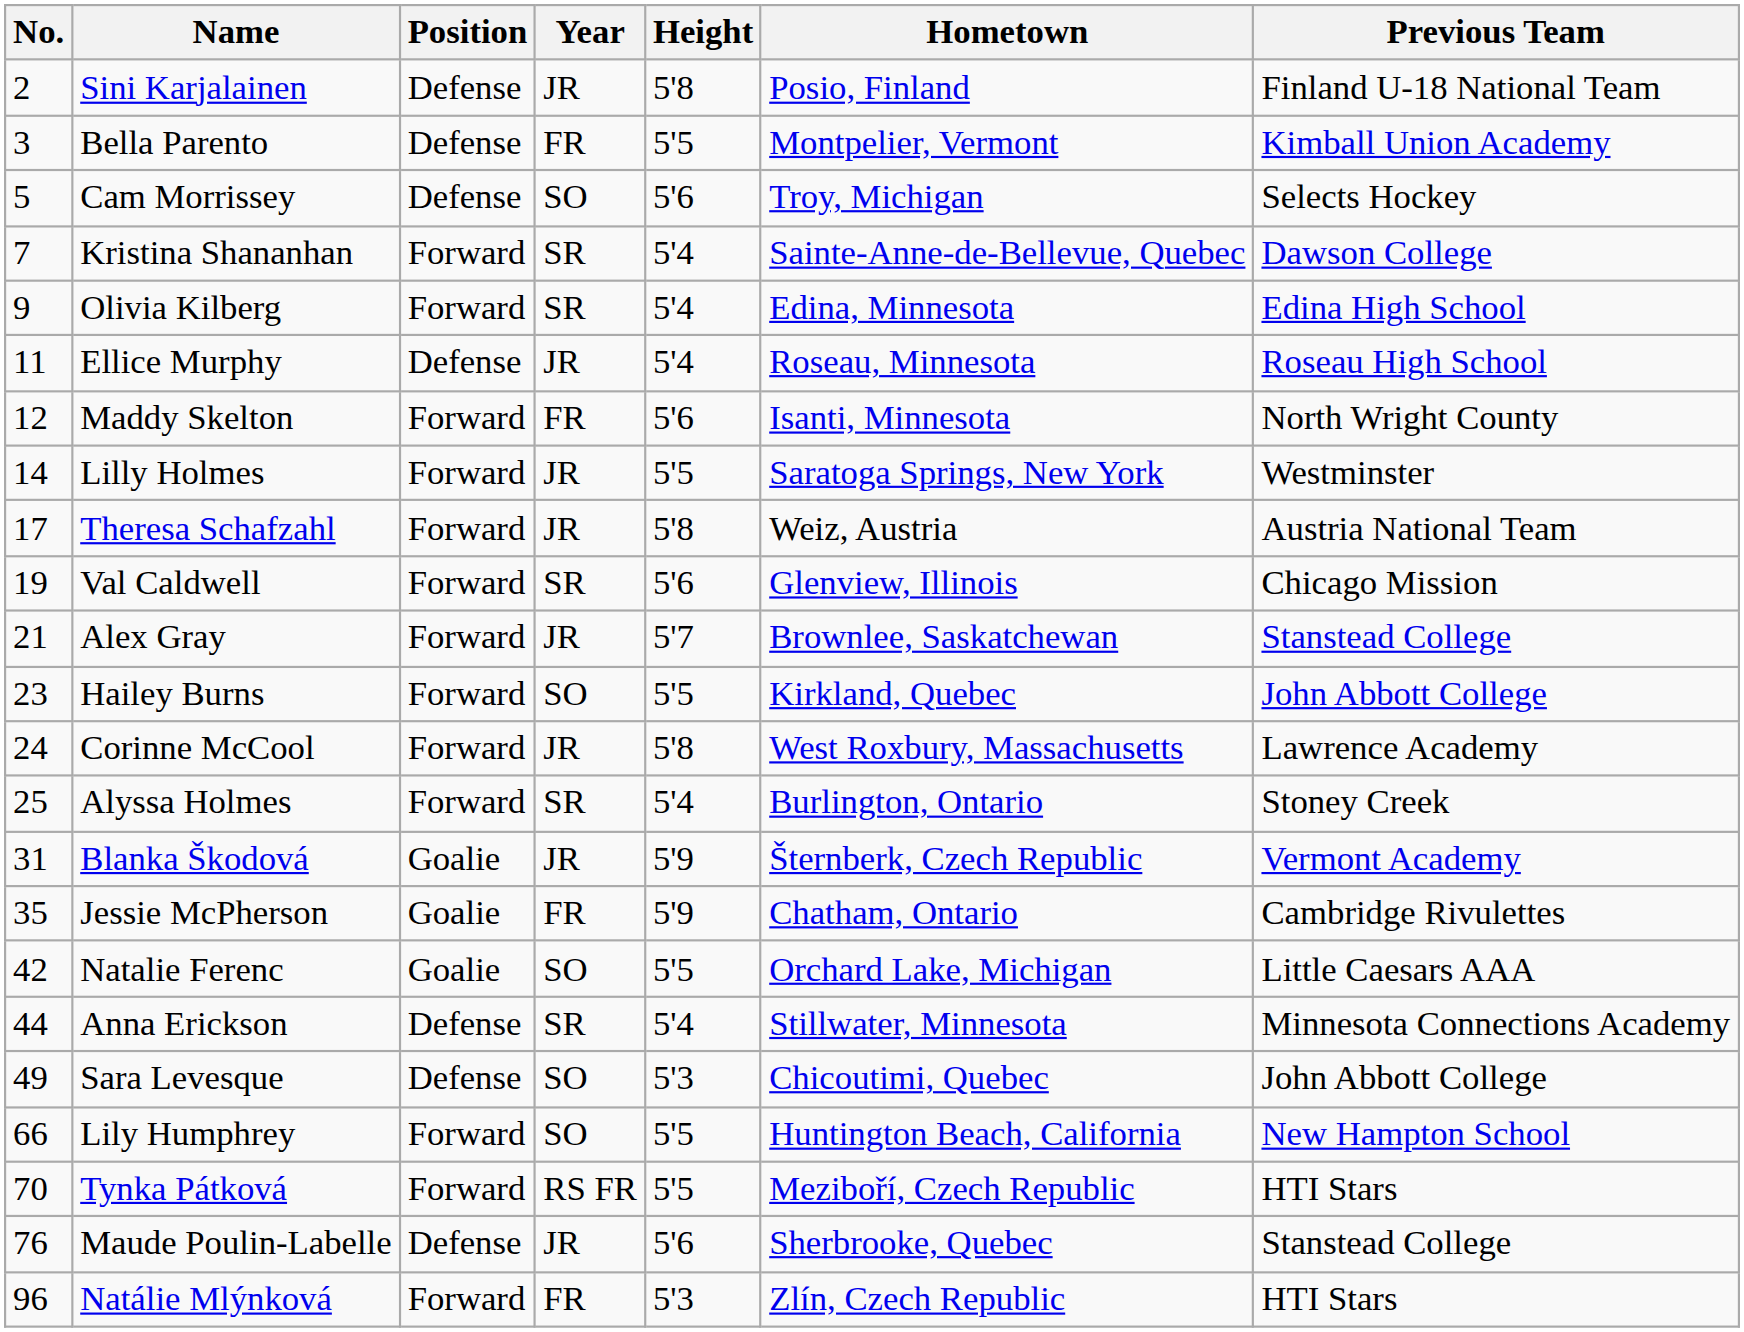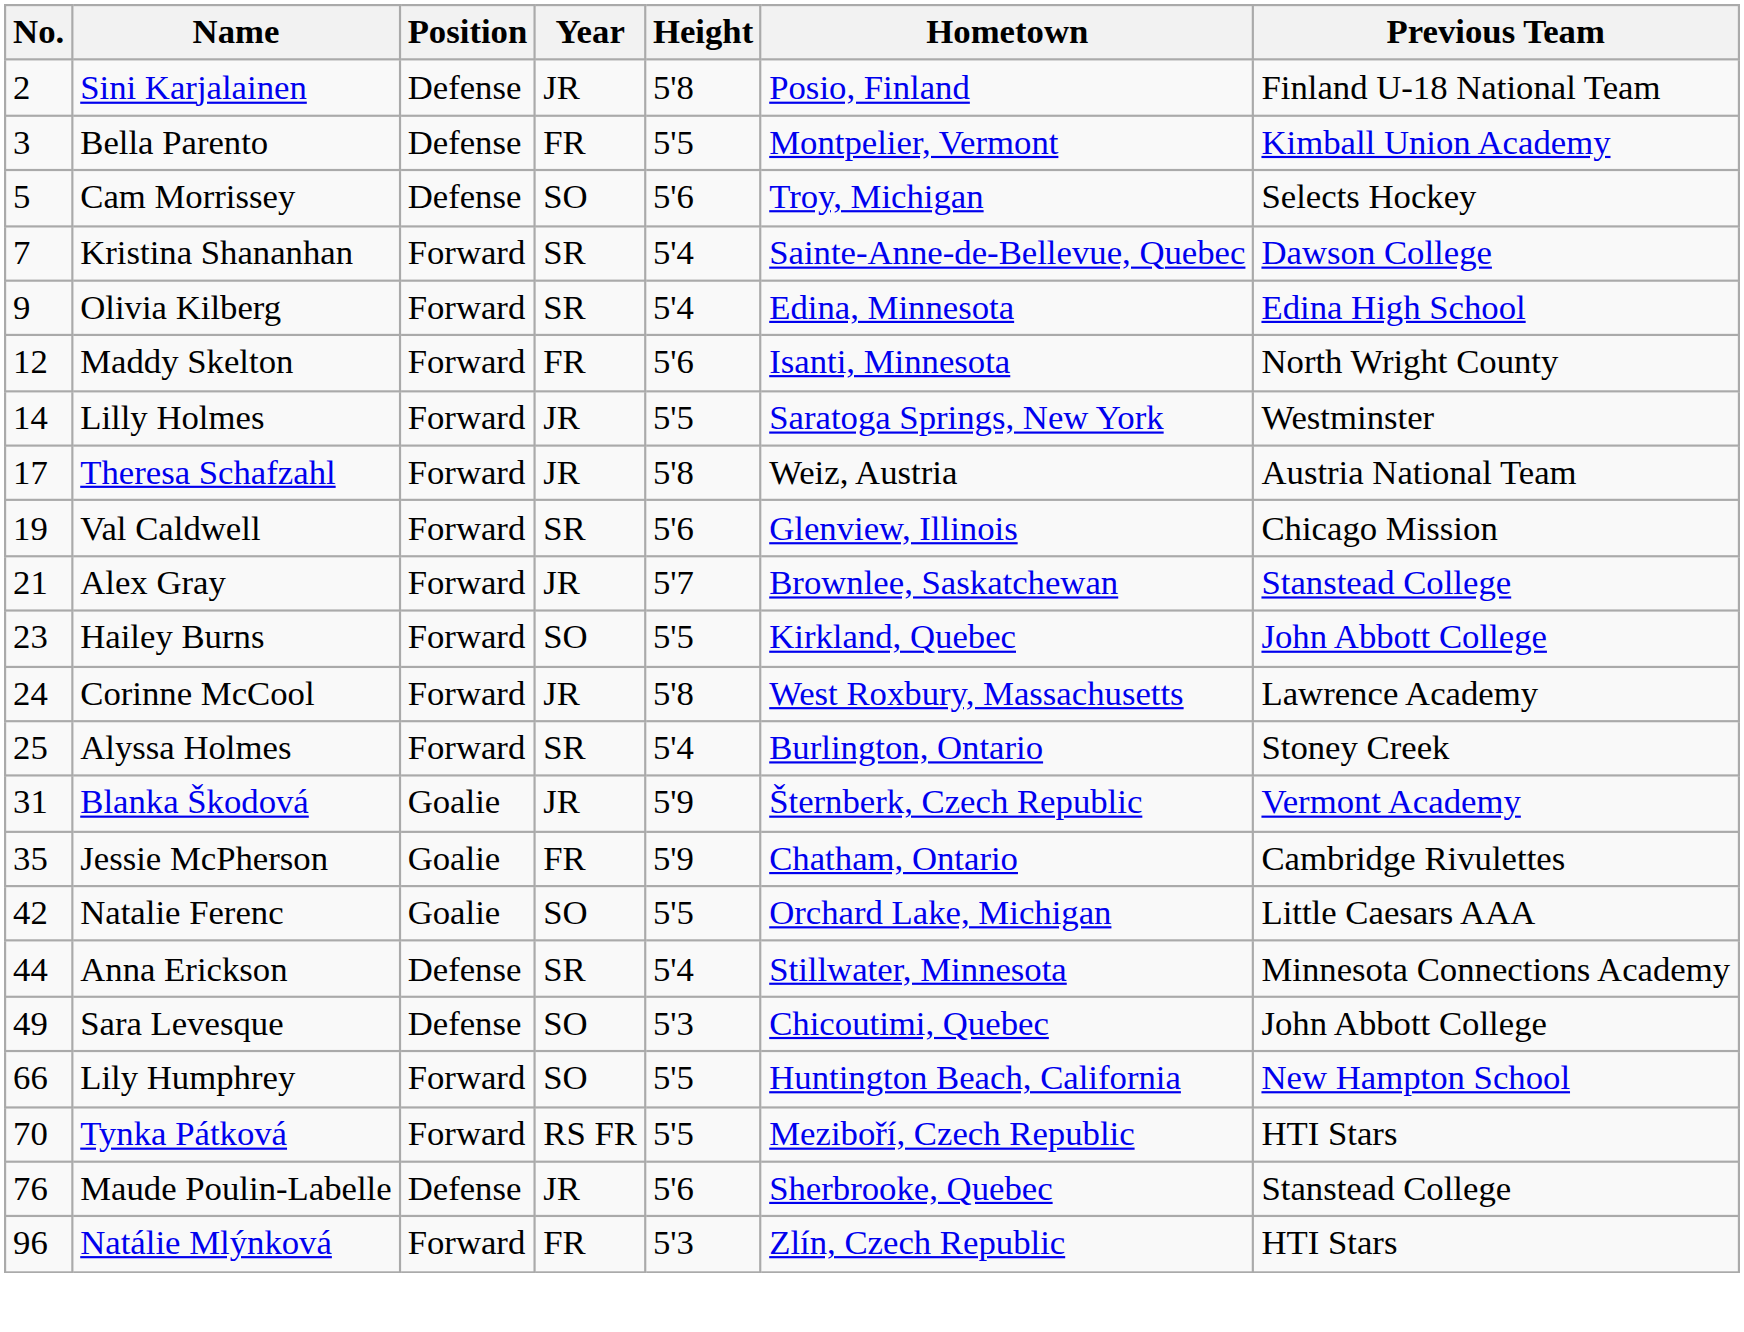- row: (181, 362)
